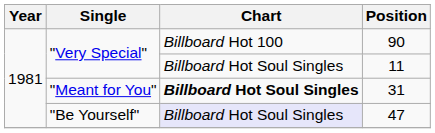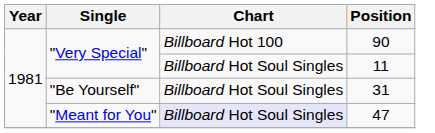(103, 90) "Meant for You" -> (95, 90) "Be Yourself"
(261, 90) bold -> (253, 90) normal
(95, 115) "Be Yourself" -> (103, 115) "Meant for You"
